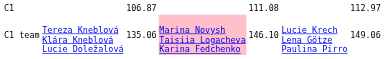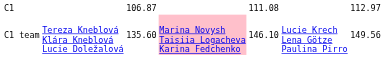(141, 35) 135.06 -> (141, 35) 135.60
(366, 35) 149.06 -> (366, 35) 149.56
